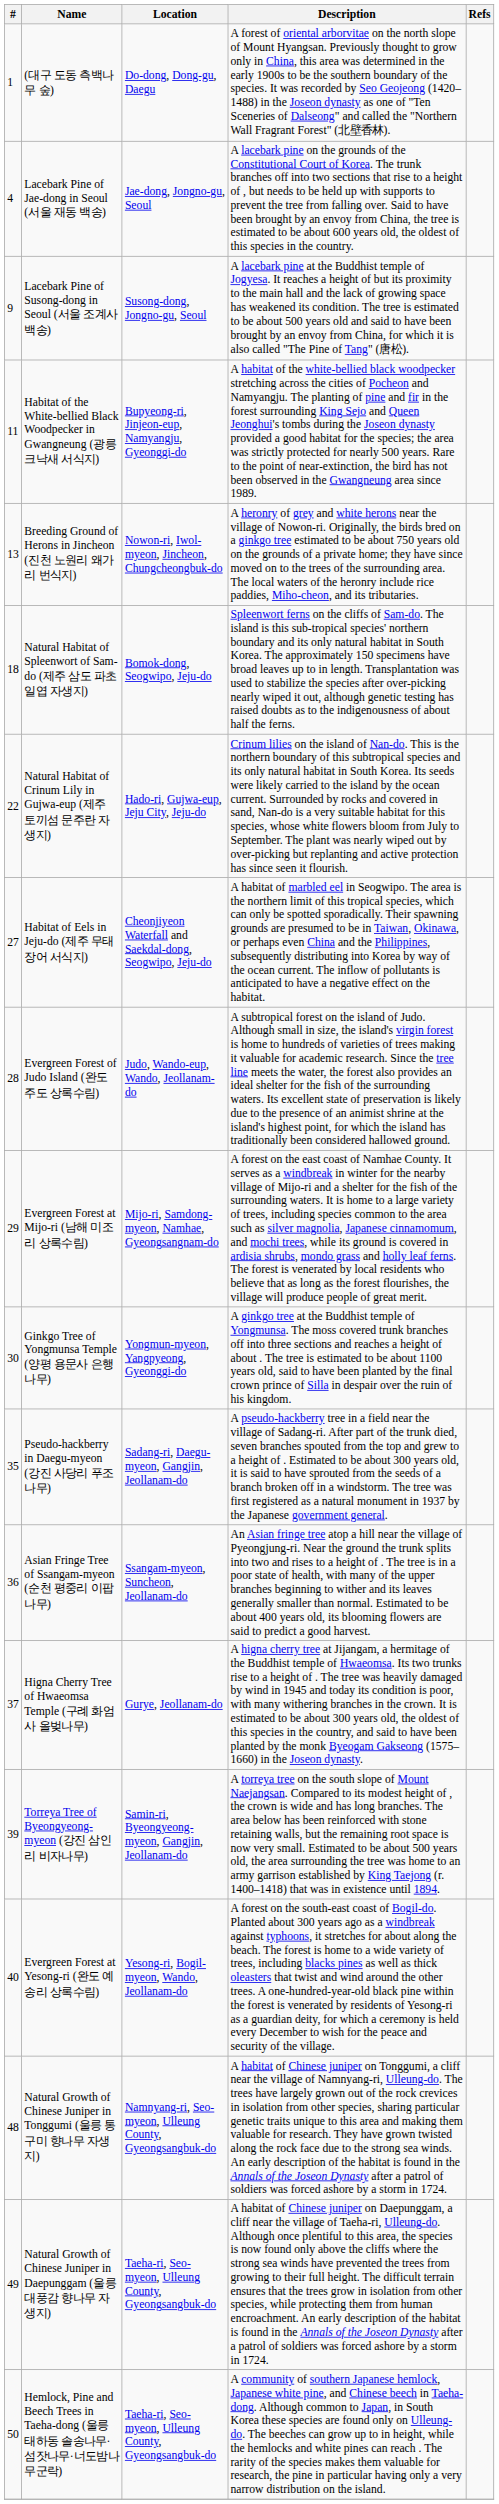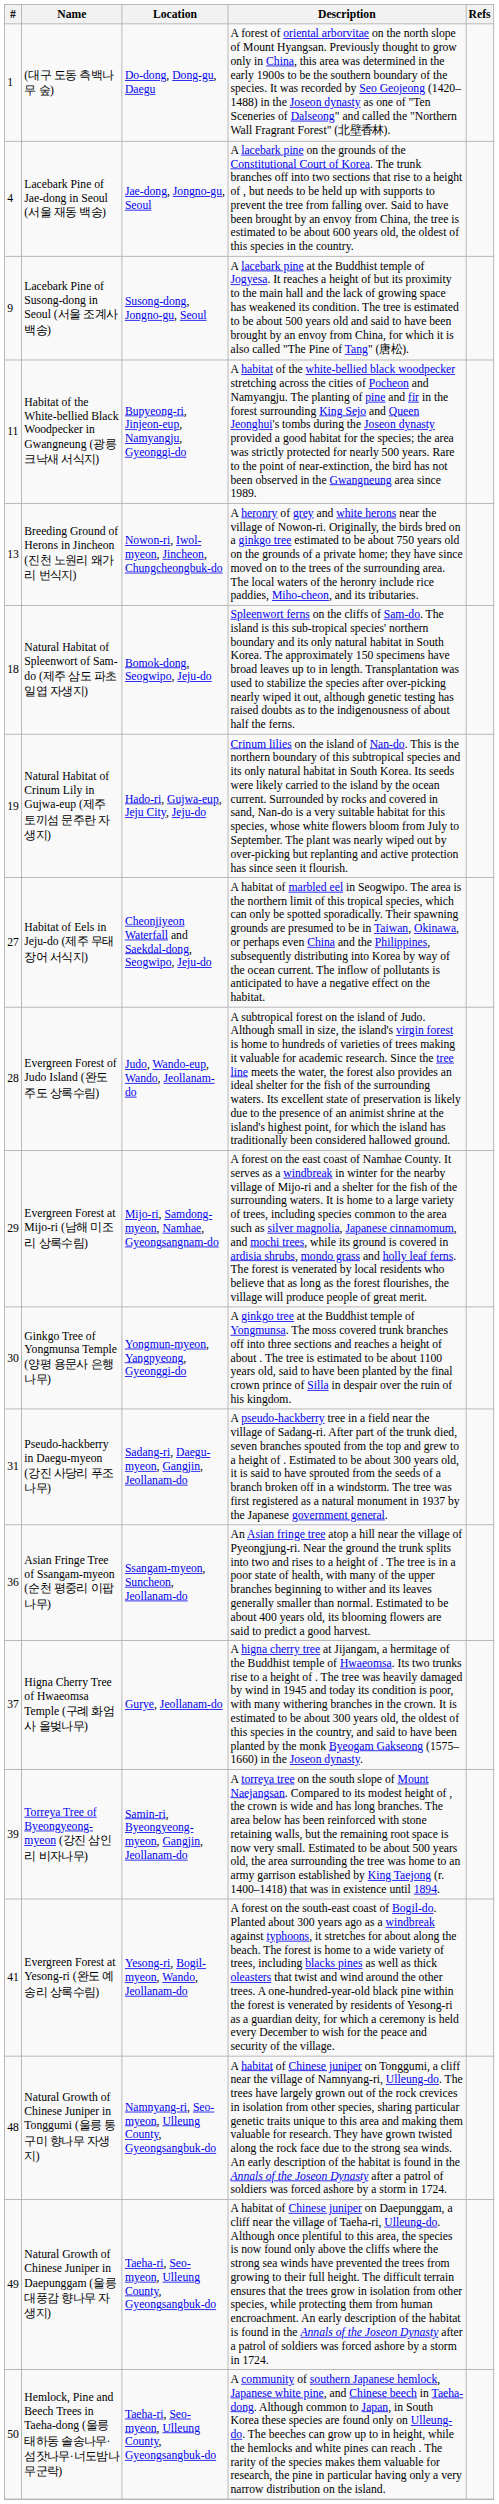(13, 806) 22 -> (13, 806) 19
(13, 1467) 35 -> (13, 1467) 31
(13, 1977) 40 -> (13, 1977) 41
